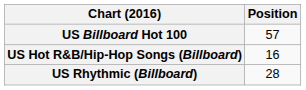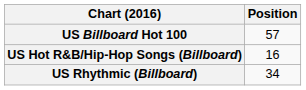(273, 74) 28 -> (273, 74) 34
